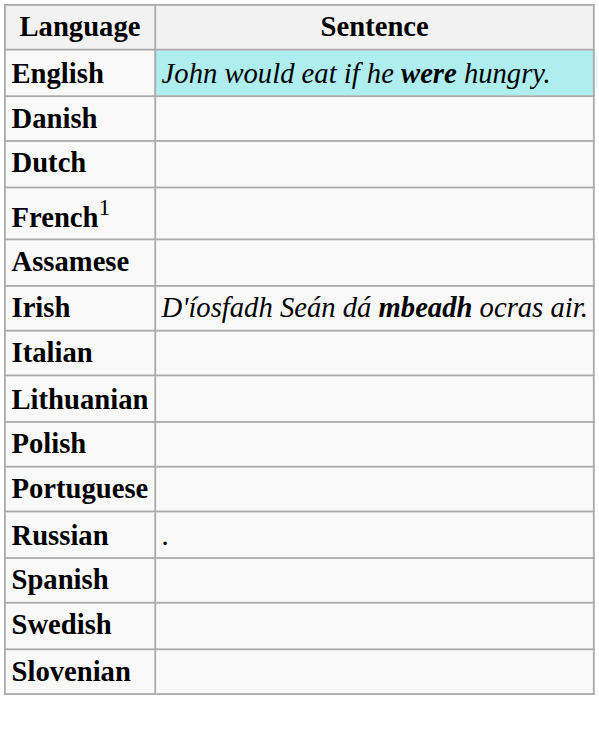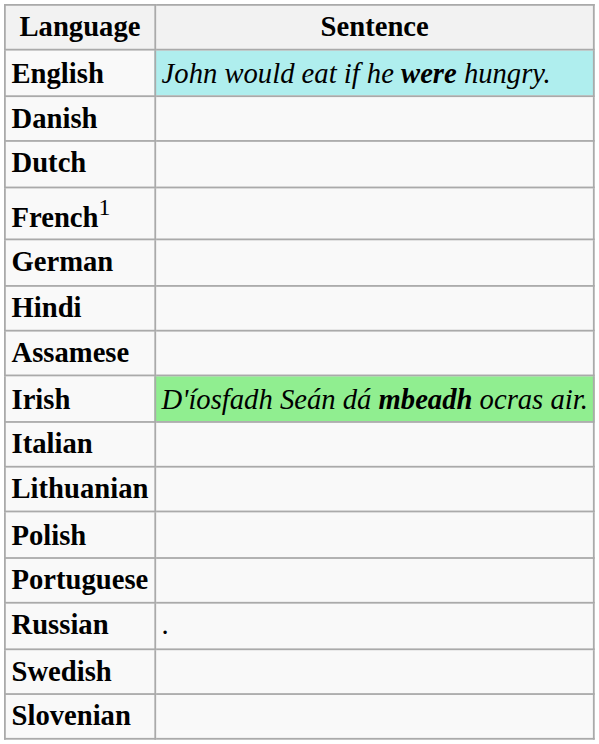+ row: (62, 262)
+ row: (47, 307)
(375, 307) no background -> (375, 398) lightgreen background
- row: (60, 580)
